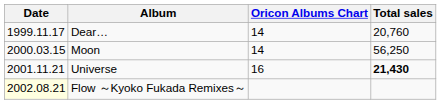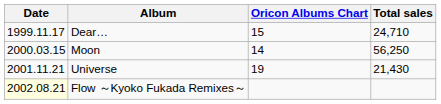(257, 32) 14 -> (257, 32) 15
(391, 32) 20,760 -> (391, 32) 24,710
(257, 69) 16 -> (257, 69) 19
(391, 69) bold -> (391, 69) normal
